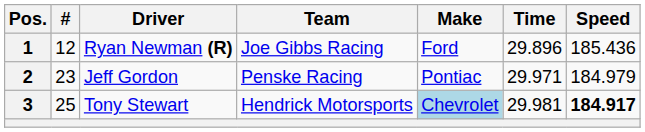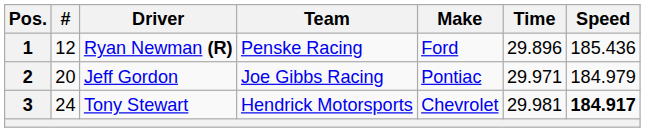(312, 48) Joe Gibbs Racing -> (302, 48) Penske Racing
(65, 76) 23 -> (65, 76) 20
(302, 76) Penske Racing -> (312, 76) Joe Gibbs Racing
(65, 105) 25 -> (65, 105) 24
(460, 105) lightblue background -> (460, 105) no background
